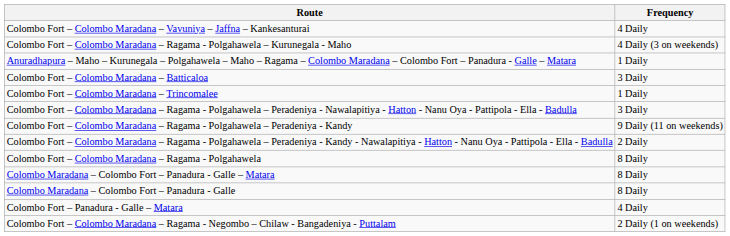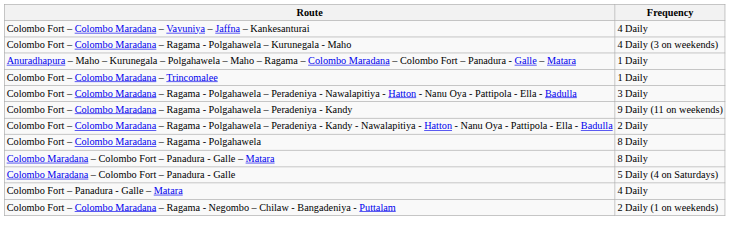- row: (107, 77)
(633, 191) 8 Daily -> (668, 175) 5 Daily (4 on Saturdays)
